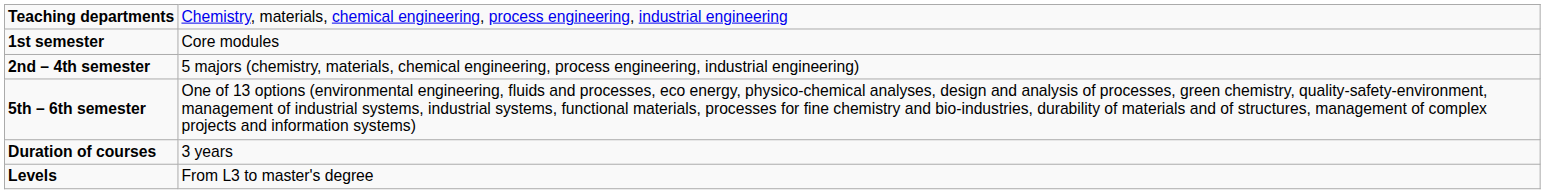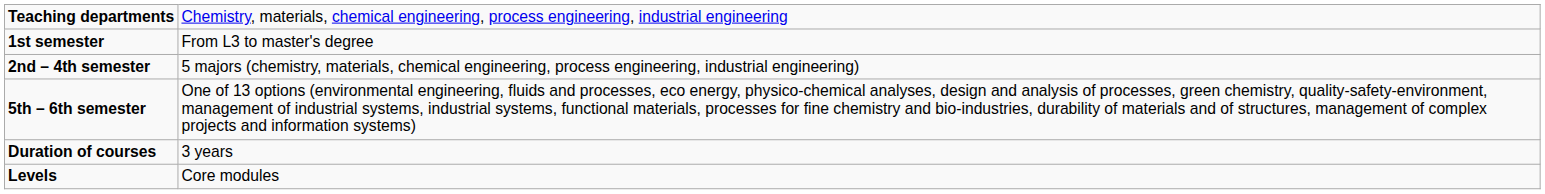(230, 41) Core modules -> (278, 41) From L3 to master's degree
(278, 176) From L3 to master's degree -> (230, 176) Core modules
